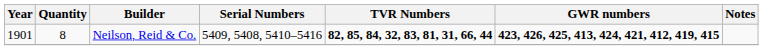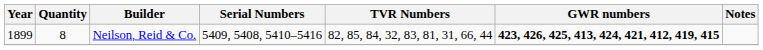(20, 34) 1901 -> (20, 34) 1899
(410, 34) bold -> (410, 34) normal
